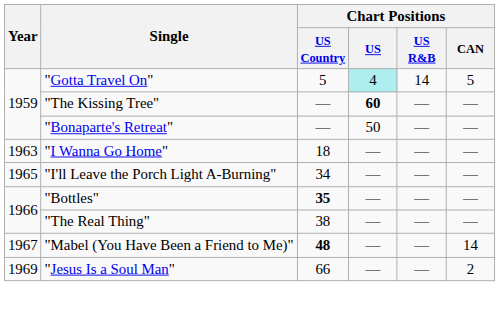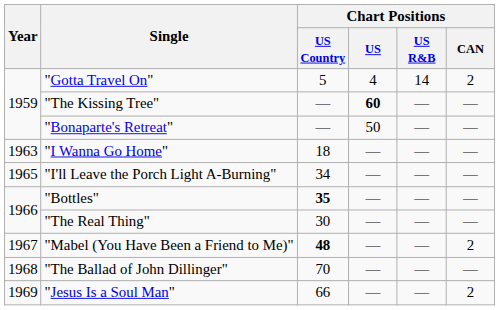(373, 80) paleturquoise background -> (373, 80) no background
(470, 80) 5 -> (470, 80) 2
(323, 221) 38 -> (323, 221) 30
(470, 245) 14 -> (470, 245) 2
+ row: (136, 269)
